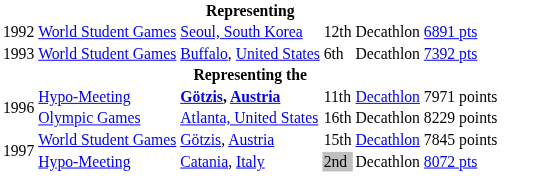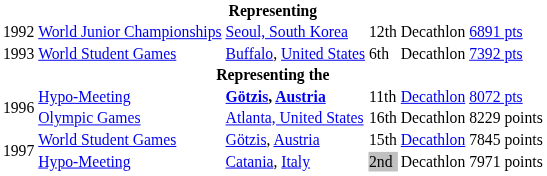(107, 32) World Student Games -> (130, 32) World Junior Championships
(461, 97) 7971 points -> (496, 97) 8072 pts
(451, 161) 8072 pts -> (506, 161) 7971 points
